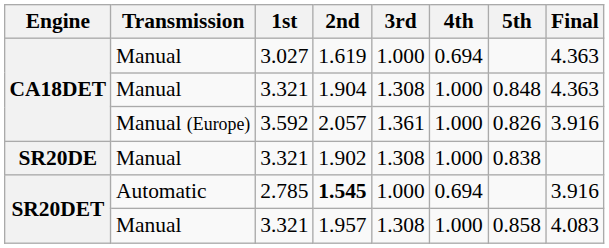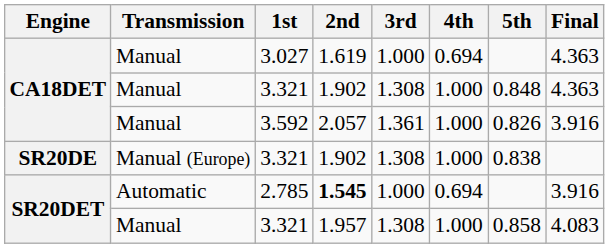(342, 89) 1.904 -> (342, 89) 1.902
(183, 123) Manual (Europe) -> (149, 123) Manual
(149, 157) Manual -> (183, 157) Manual (Europe)
